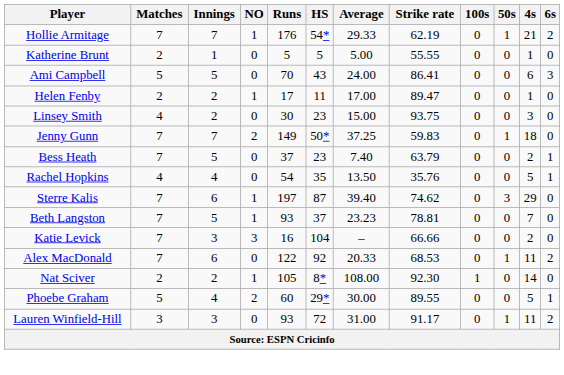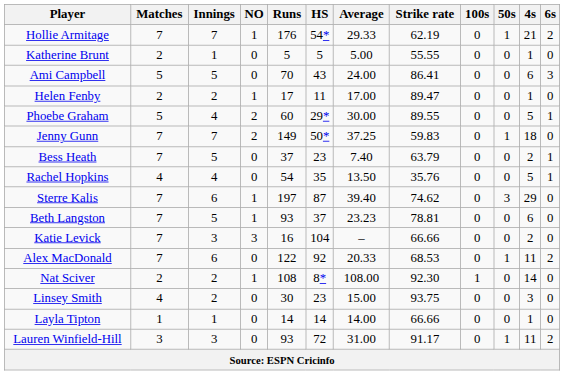rows swapped: (67, 298) <-> (67, 116)
(530, 217) 7 -> (530, 217) 6
(287, 278) 105 -> (287, 278) 108
+ row: (67, 319)
